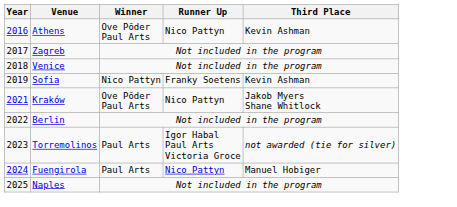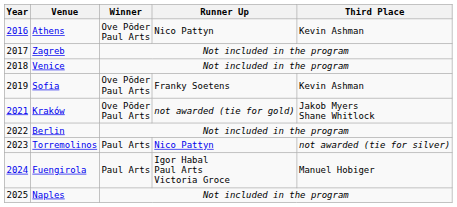(131, 80) Nico Pattyn -> (126, 86) Ove Põder Paul Arts
(195, 100) Nico Pattyn -> (225, 111) not awarded (tie for gold)
(203, 145) Igor Habal Paul Arts Victoria Groce -> (184, 145) Nico Pattyn
(195, 170) Nico Pattyn -> (192, 170) Igor Habal Paul Arts Victoria Groce
